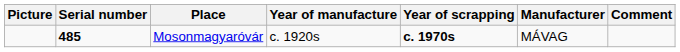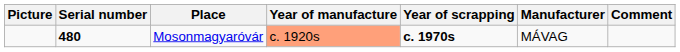(70, 36) 485 -> (70, 36) 480
(295, 36) no background -> (295, 36) lightsalmon background
